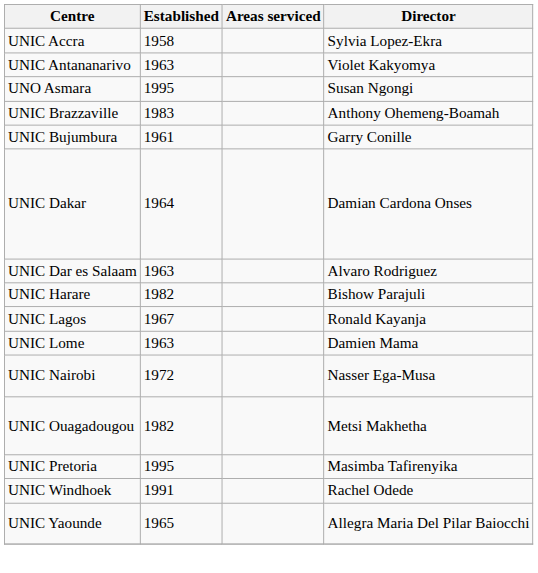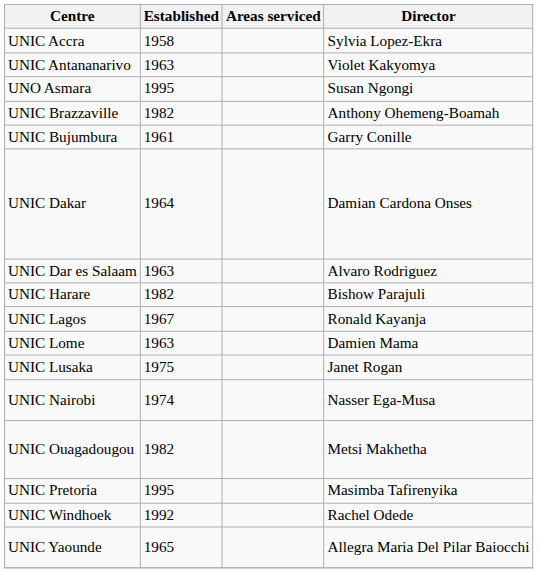(159, 112) 1983 -> (159, 112) 1982
+ row: (50, 367)
(159, 375) 1972 -> (159, 399) 1974
(159, 490) 1991 -> (159, 514) 1992
